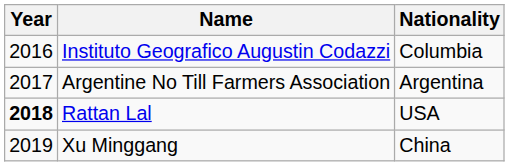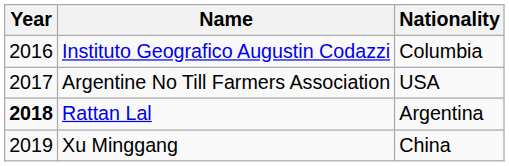(441, 82) Argentina -> (420, 82) USA
(420, 113) USA -> (441, 113) Argentina
